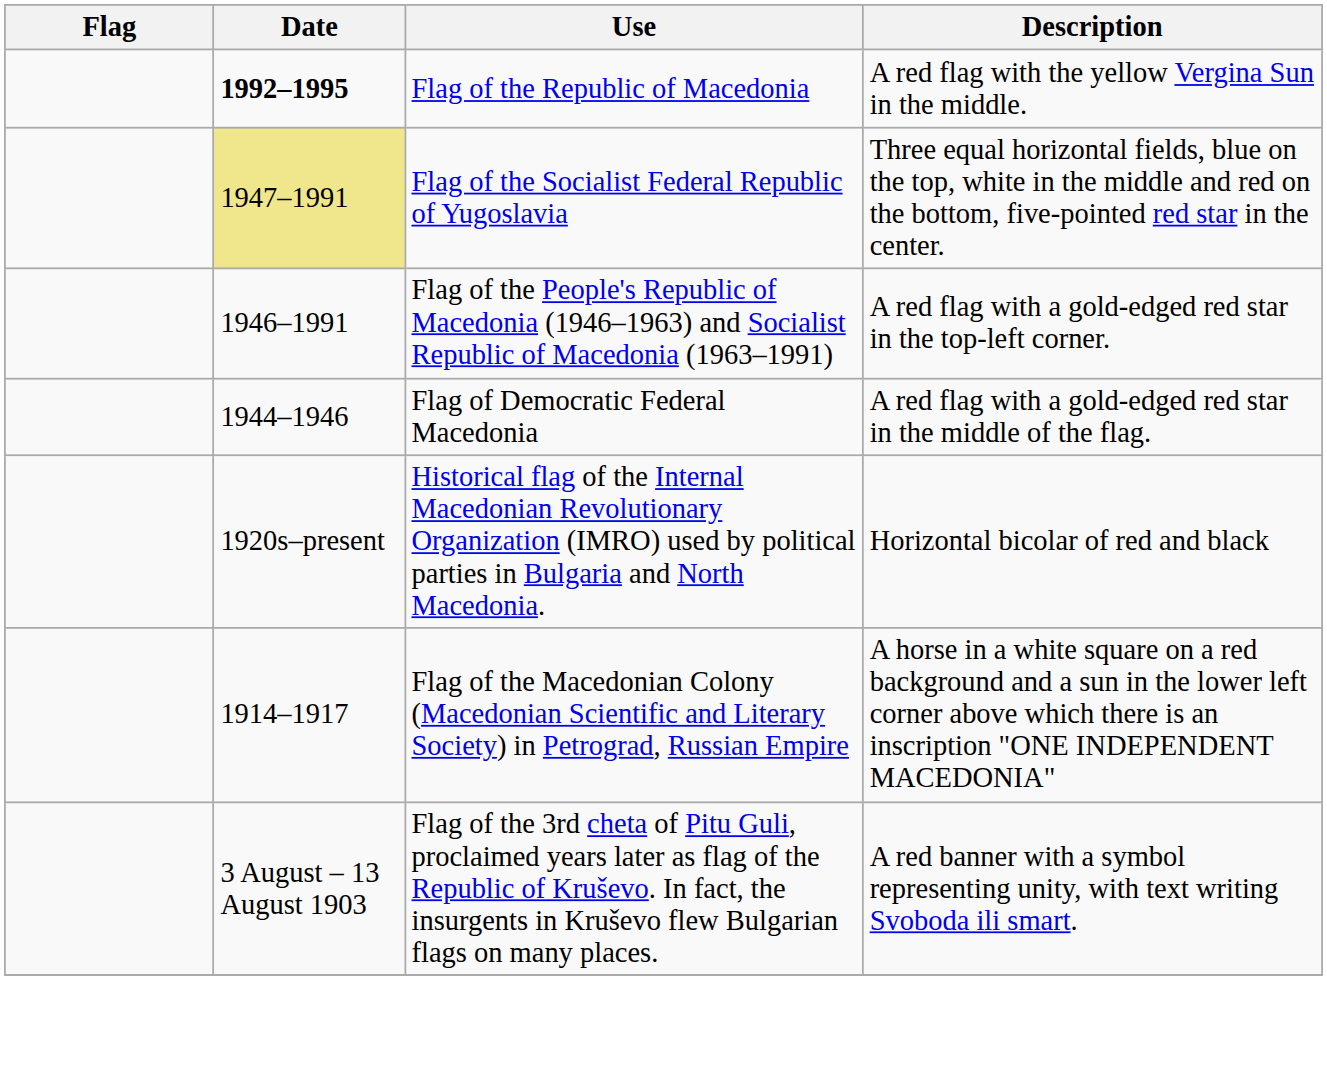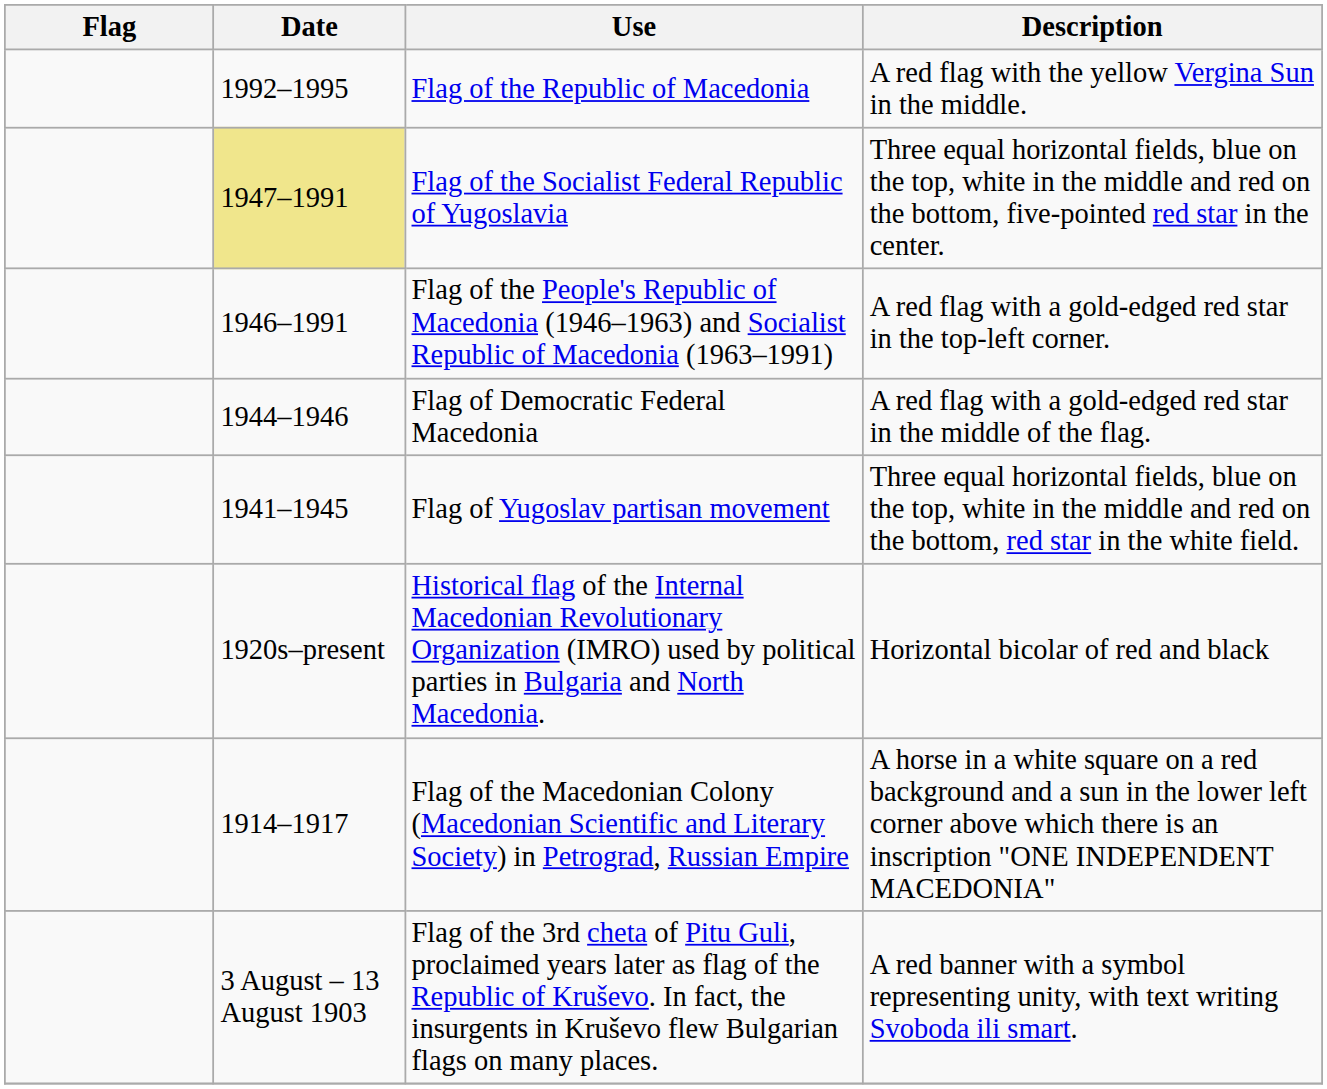(284, 88) bold -> (284, 88) normal
+ row: (621, 509)
